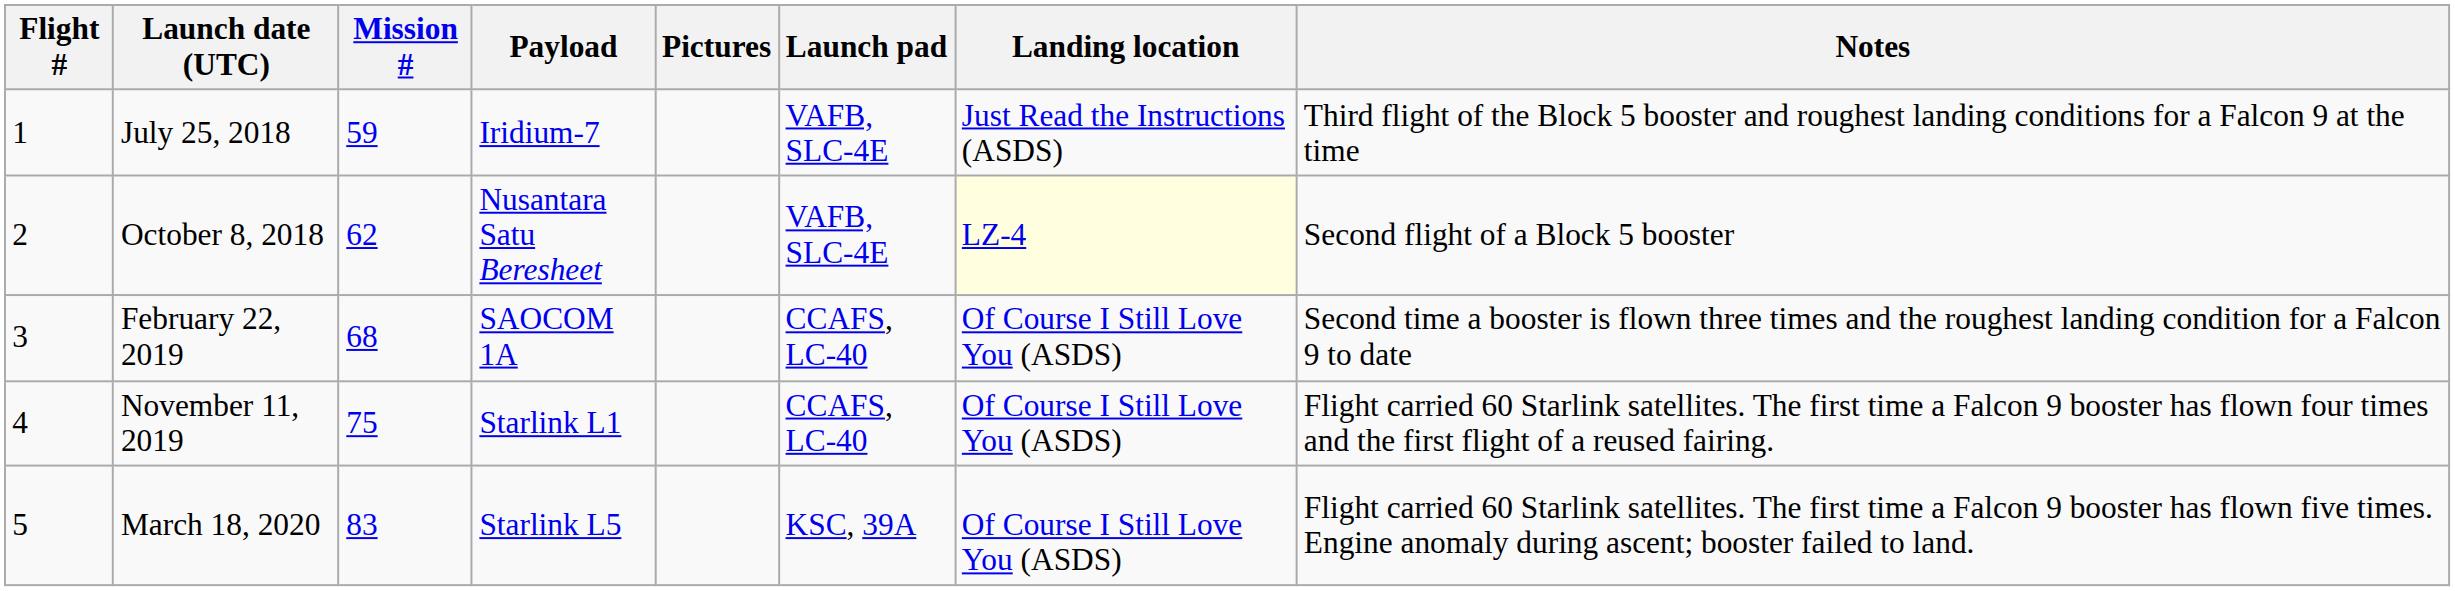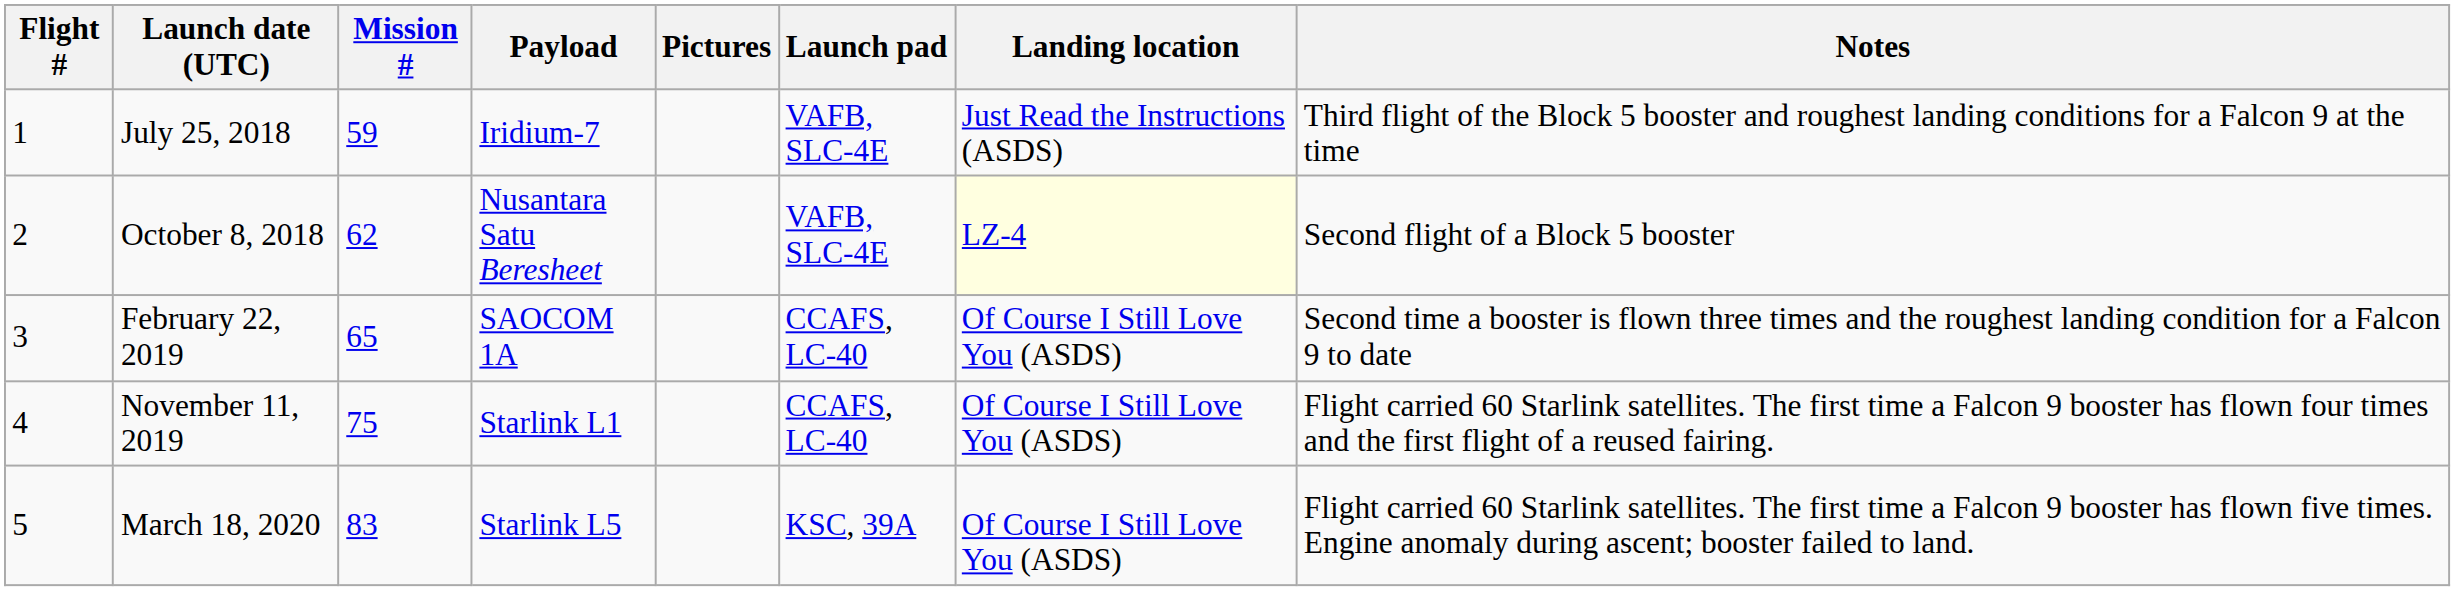(362, 337) 68 -> (362, 337) 65
